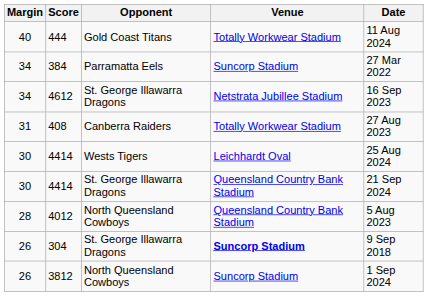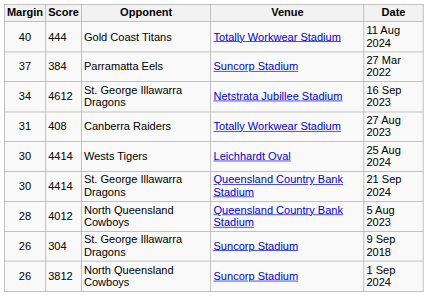(25, 66) 34 -> (25, 66) 37
(259, 246) bold -> (256, 246) normal
